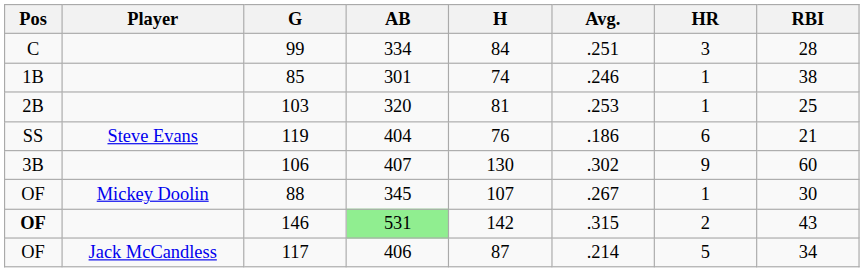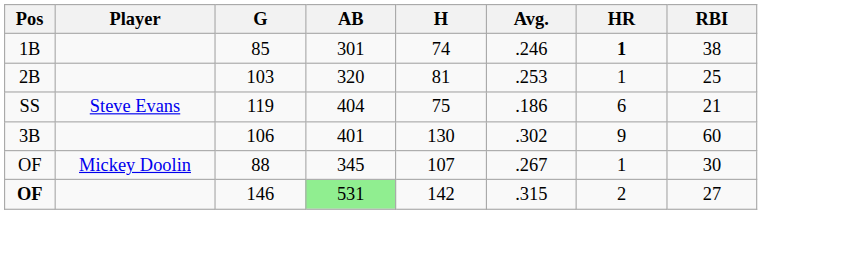- row: (295, 48)
(705, 77) normal -> (622, 48) bold
(500, 135) 76 -> (441, 106) 75
(398, 164) 407 -> (351, 135) 401
(808, 223) 43 -> (712, 194) 27
- row: (295, 252)
